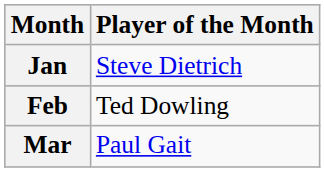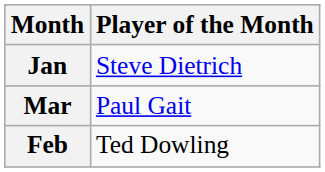rows swapped: (47, 105) <-> (47, 145)
